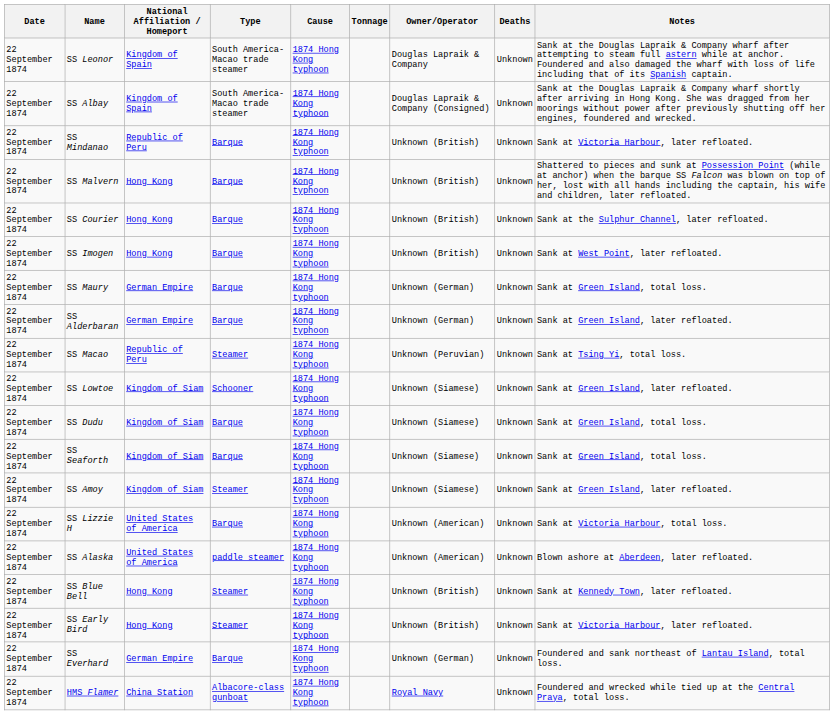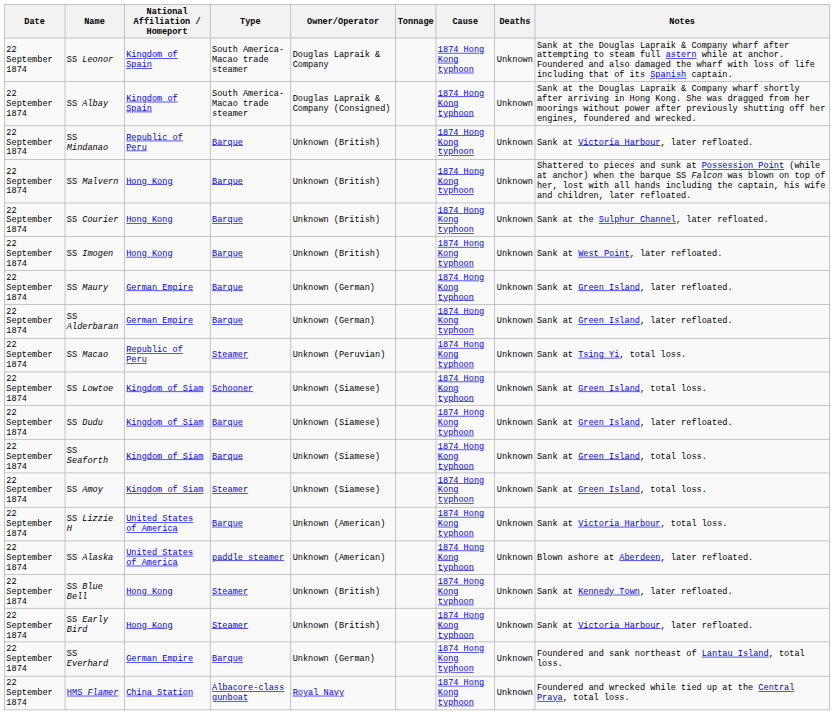columns swapped: (442, 21) <-> (320, 21)
(622, 287) Sank at Green Island, total loss. -> (635, 287) Sank at Green Island, later refloated.
(635, 389) Sank at Green Island, later refloated. -> (622, 389) Sank at Green Island, total loss.
(622, 423) Sank at Green Island, total loss. -> (635, 423) Sank at Green Island, later refloated.
(635, 490) Sank at Green Island, later refloated. -> (622, 490) Sank at Green Island, total loss.
